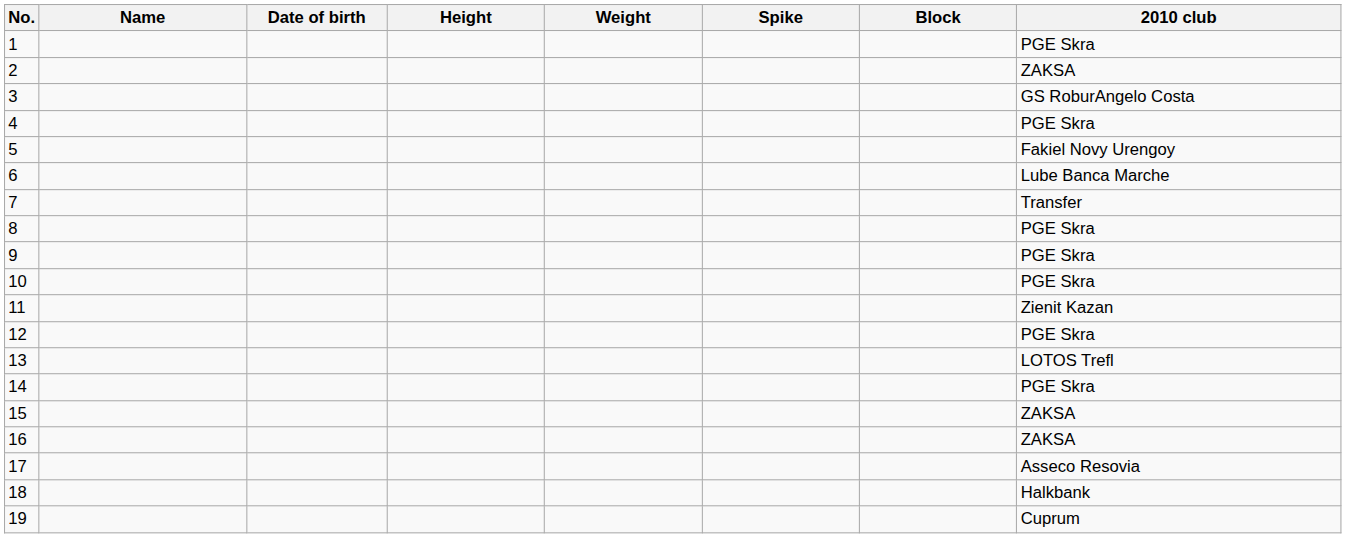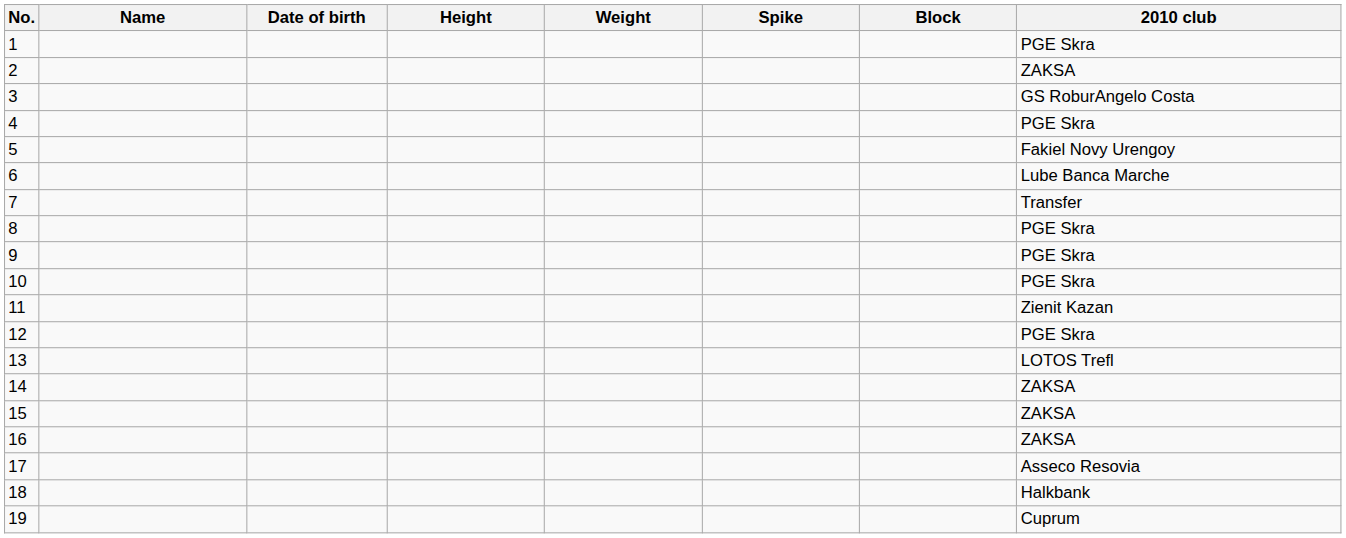(1058, 387) PGE Skra -> (1048, 387) ZAKSA
